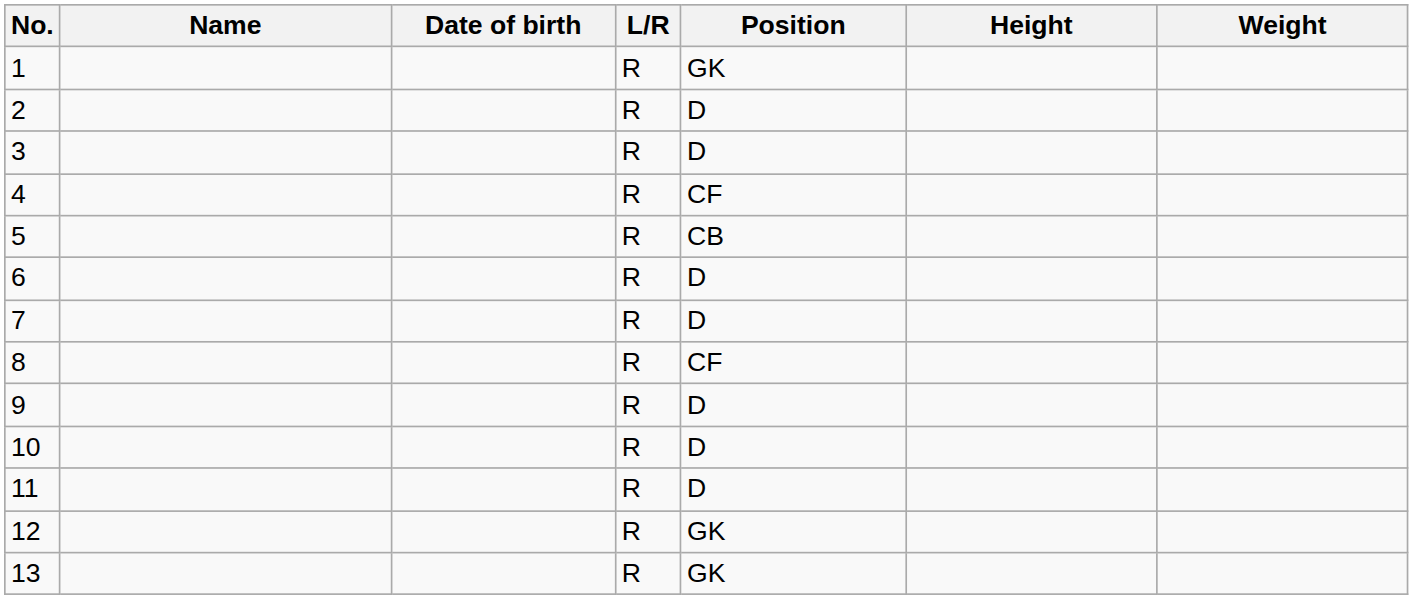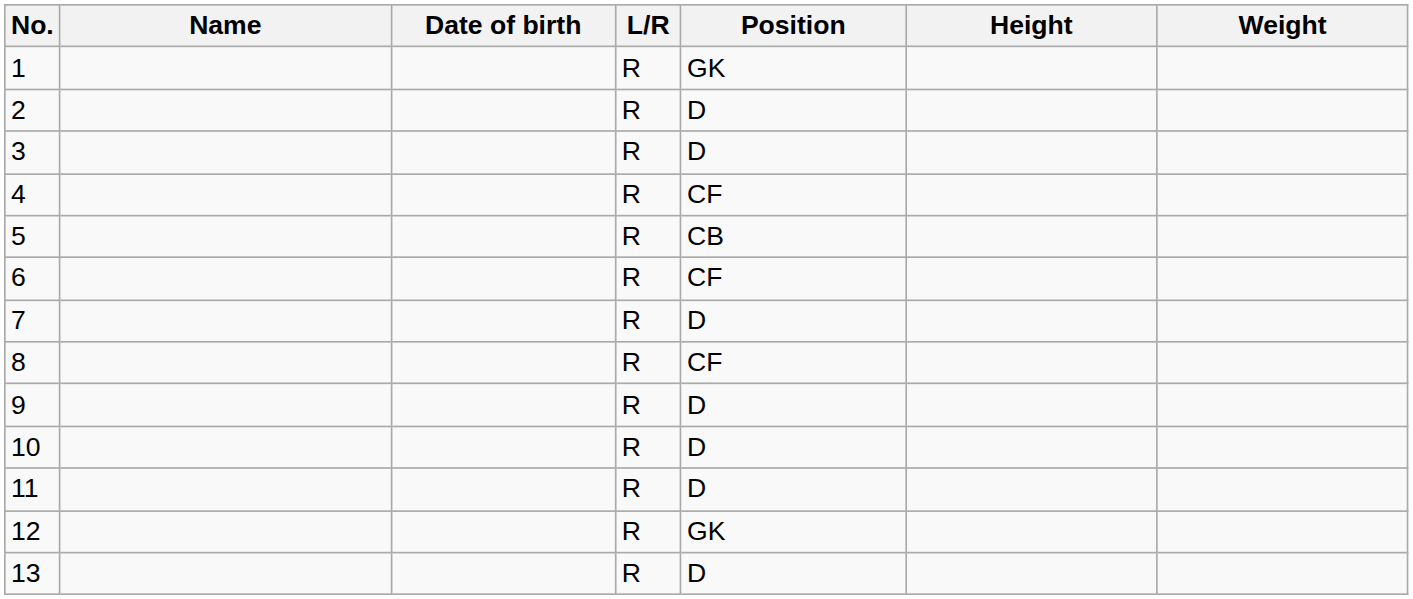(697, 278) D -> (705, 278) CF
(706, 573) GK -> (697, 573) D
